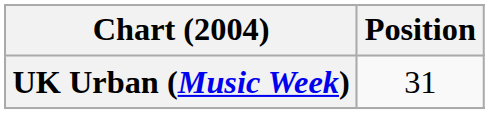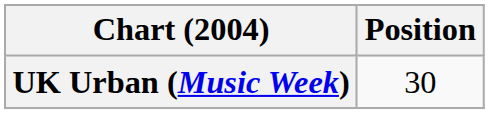(420, 81) 31 -> (420, 81) 30
